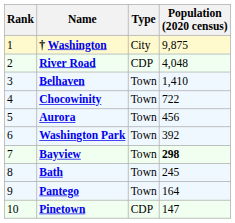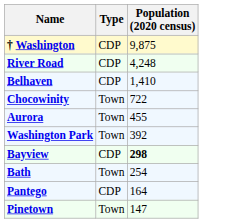- column: (20, 20)
(141, 44) City -> (110, 44) CDP
(175, 63) 4,048 -> (143, 63) 4,248
(144, 81) Town -> (110, 81) CDP
(171, 117) 456 -> (138, 117) 455
(144, 154) Town -> (110, 154) CDP
(171, 172) 245 -> (138, 172) 254
(144, 191) Town -> (110, 191) CDP
(142, 209) CDP -> (111, 209) Town
